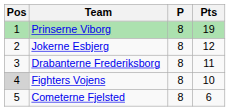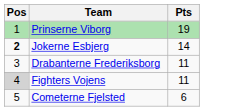- column: (180, 13)
(17, 47) normal -> (17, 47) bold
(209, 47) 12 -> (184, 47) 14
(209, 81) 10 -> (184, 81) 11
